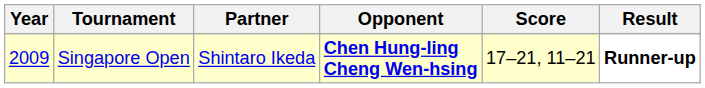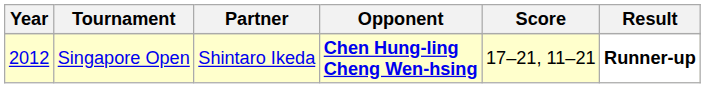(29, 58) 2009 -> (29, 58) 2012
